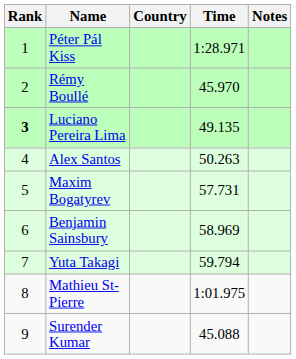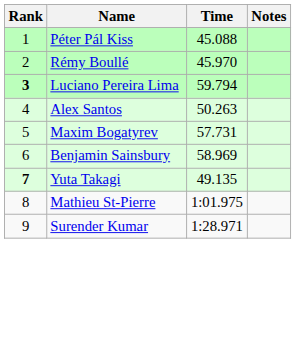- column: (160, 16)
(219, 47) 1:28.971 -> (217, 39) 45.088
(219, 127) 49.135 -> (217, 86) 59.794
(25, 262) normal -> (26, 179) bold
(219, 262) 59.794 -> (217, 179) 49.135
(219, 333) 45.088 -> (217, 226) 1:28.971
